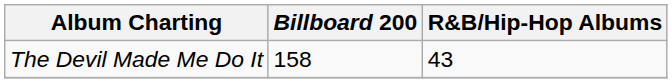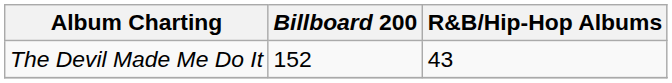(293, 58) 158 -> (293, 58) 152
